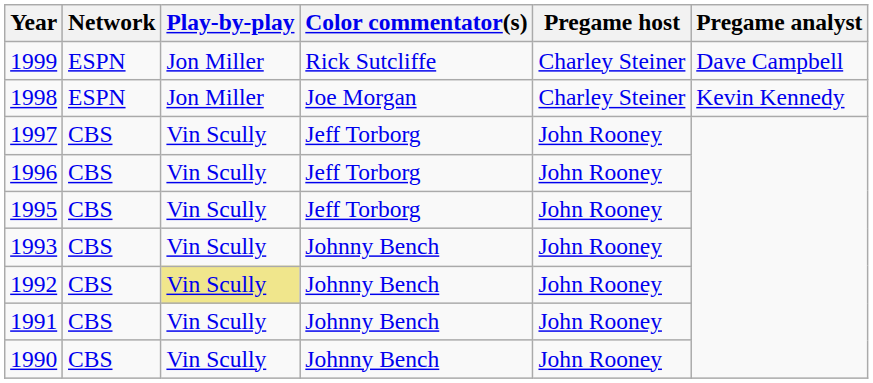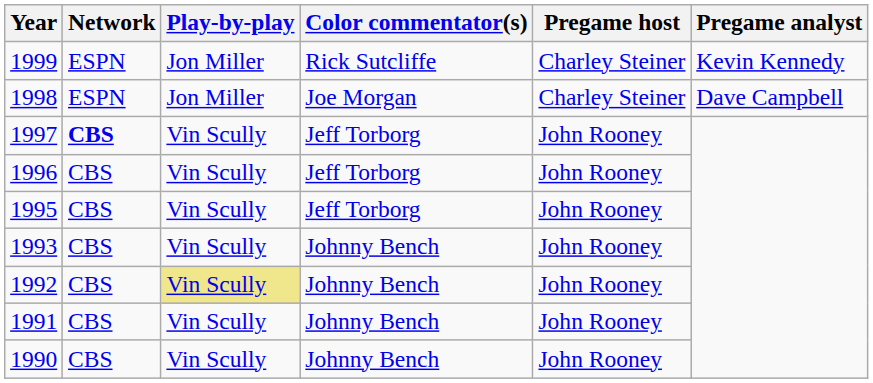(770, 60) Dave Campbell -> (770, 60) Kevin Kennedy
(770, 97) Kevin Kennedy -> (770, 97) Dave Campbell
(90, 135) normal -> (91, 135) bold
